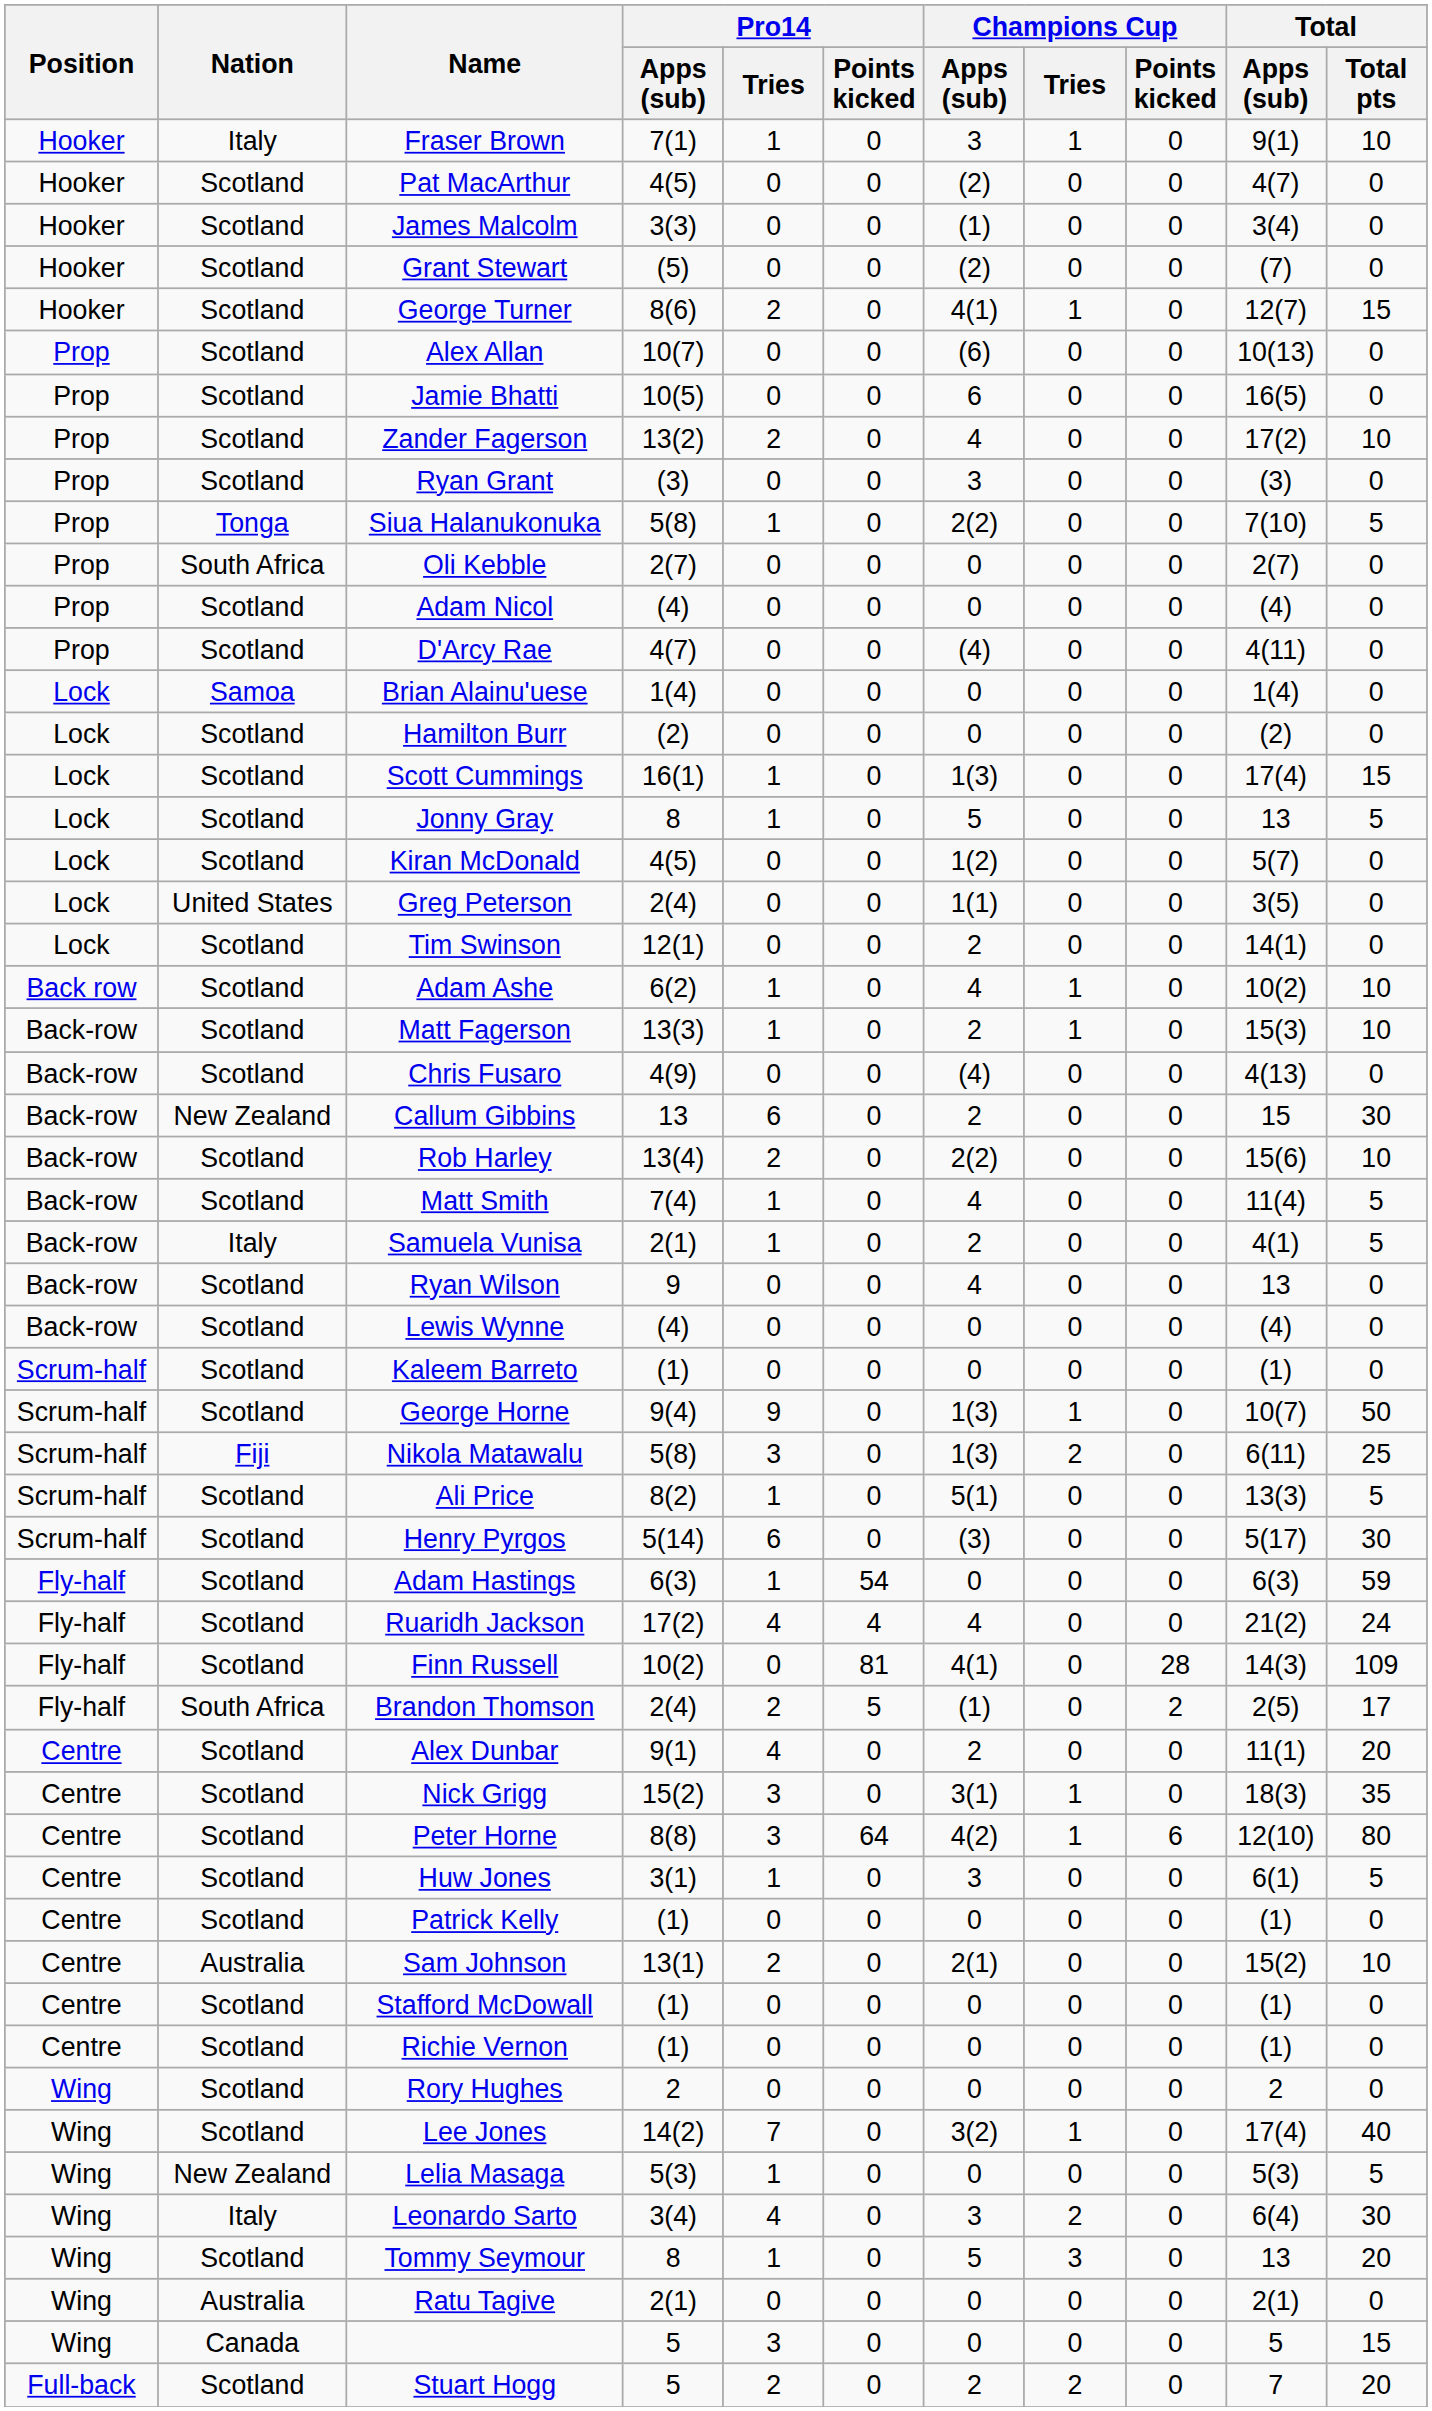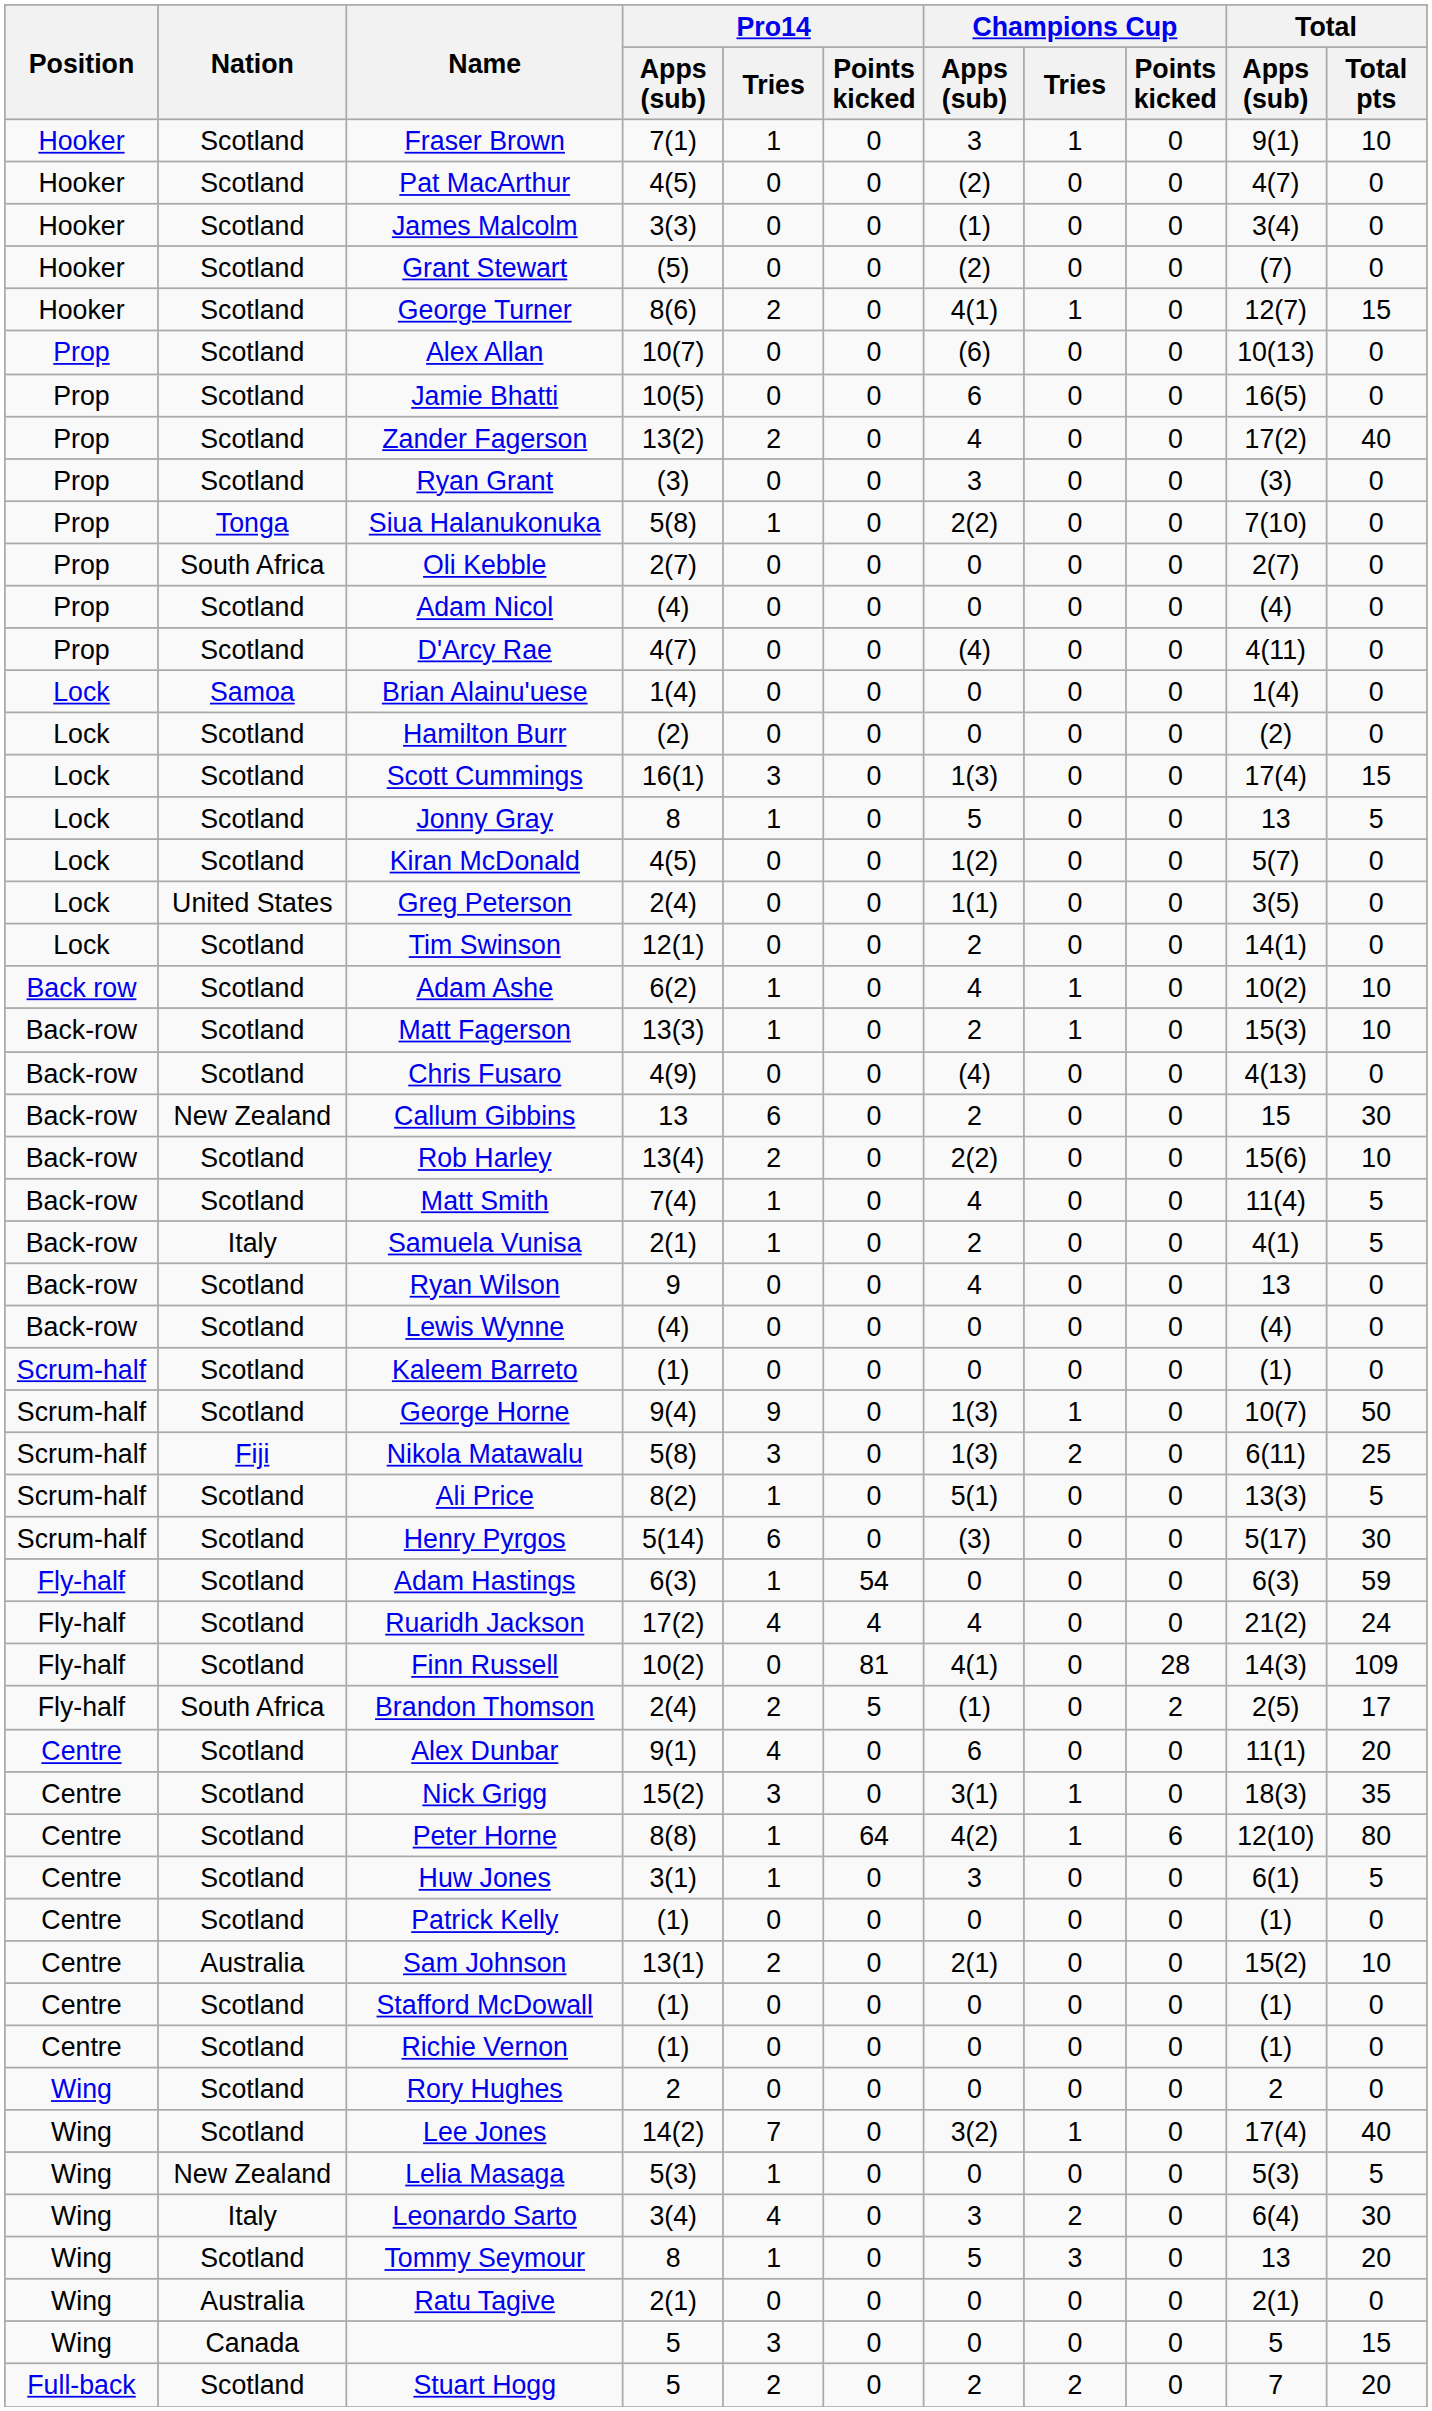(252, 141) Italy -> (252, 141) Scotland
(1376, 437) 10 -> (1376, 437) 40
(1376, 522) 5 -> (1376, 522) 0
(774, 776) 1 -> (774, 776) 3
(974, 1750) 2 -> (974, 1750) 6
(774, 1835) 3 -> (774, 1835) 1
